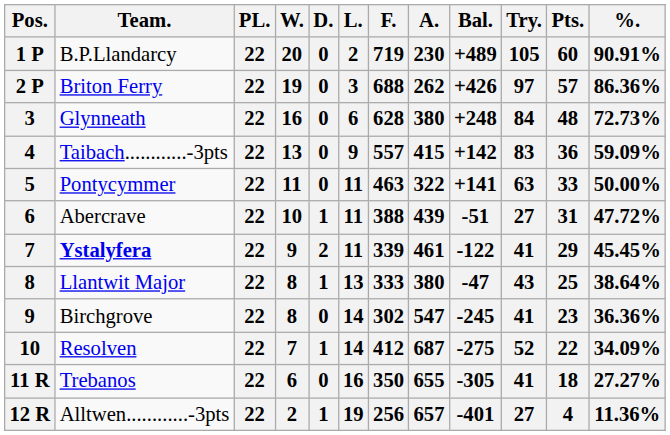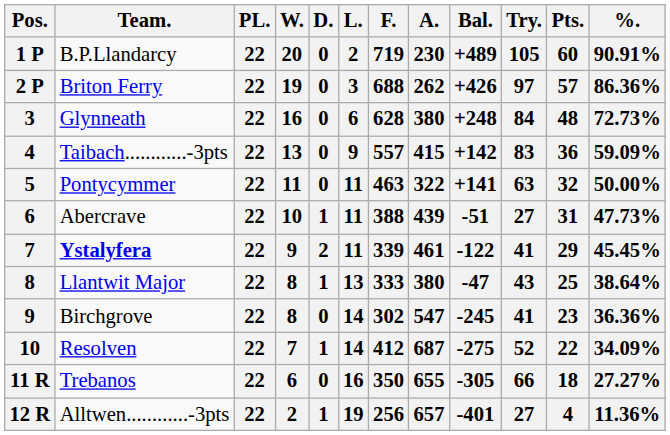(568, 184) 33 -> (568, 184) 32
(627, 217) 47.72% -> (627, 217) 47.73%
(524, 380) 41 -> (524, 380) 66
